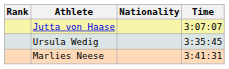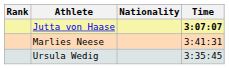(203, 27) normal -> (203, 27) bold
rows swapped: (66, 41) <-> (68, 56)
